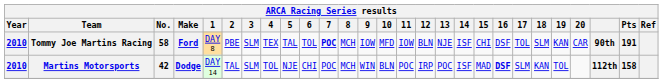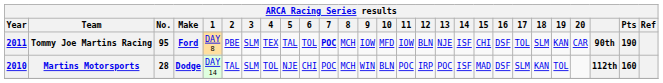(17, 43) 2010 -> (17, 43) 2011
(164, 43) 58 -> (164, 43) 95
(629, 43) 191 -> (629, 43) 190
(164, 66) 42 -> (164, 66) 28
(503, 66) bold -> (503, 66) normal
(629, 66) 158 -> (629, 66) 160
